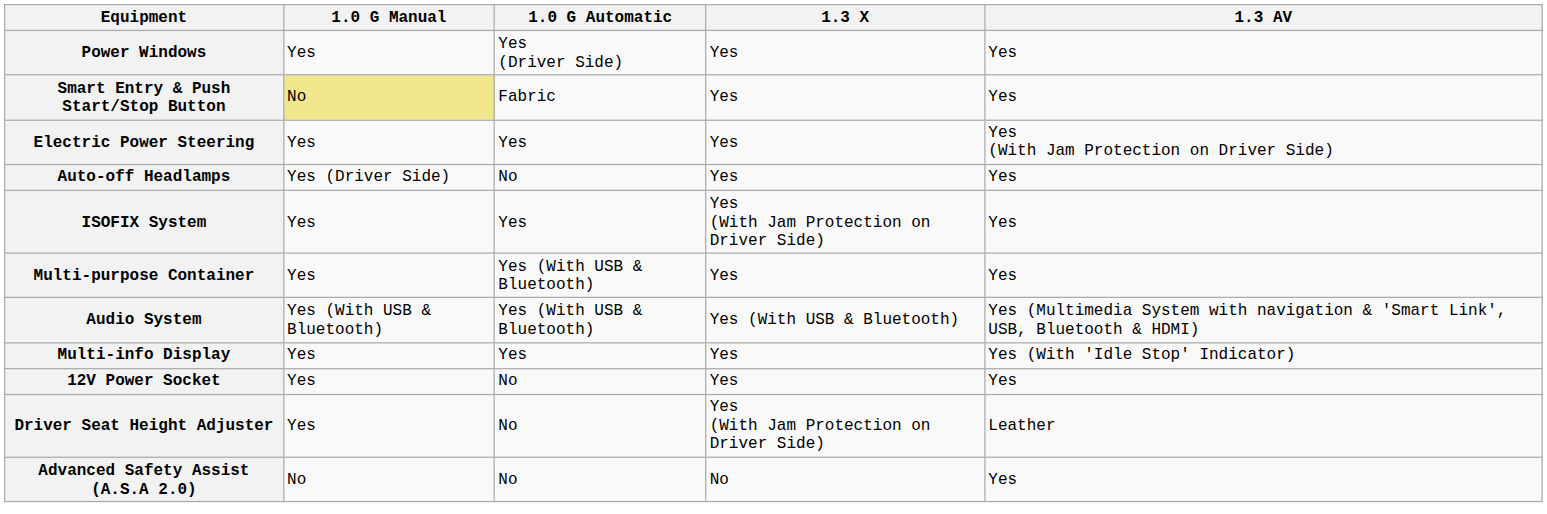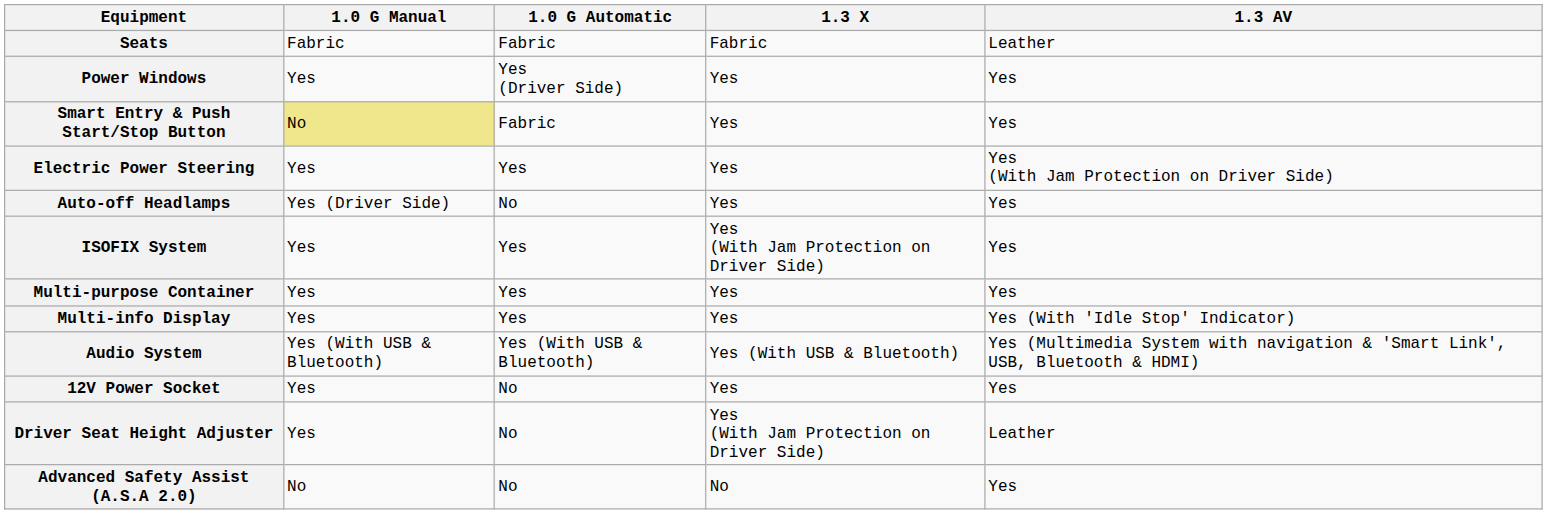+ row: (144, 44)
(570, 275) Yes (With USB & Bluetooth) -> (513, 292) Yes
rows swapped: (144, 320) <-> (144, 355)
